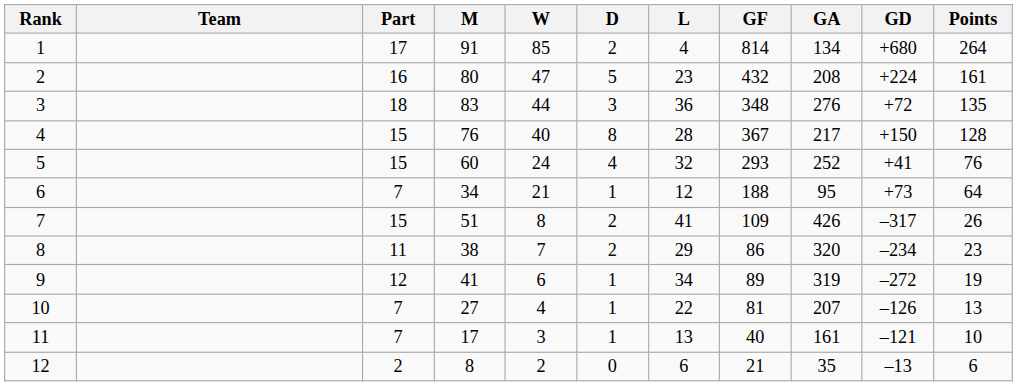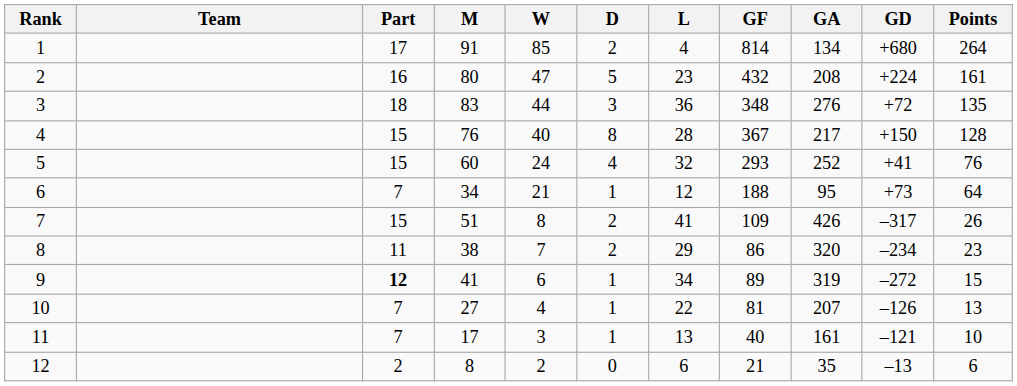(398, 279) normal -> (398, 279) bold
(973, 279) 19 -> (973, 279) 15
